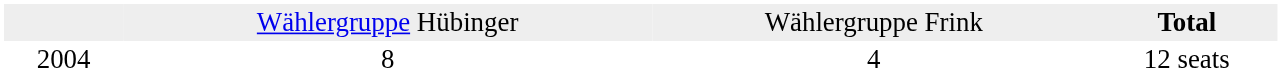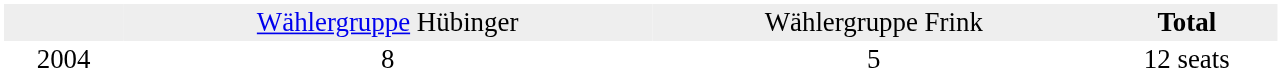(874, 59) 4 -> (874, 59) 5
